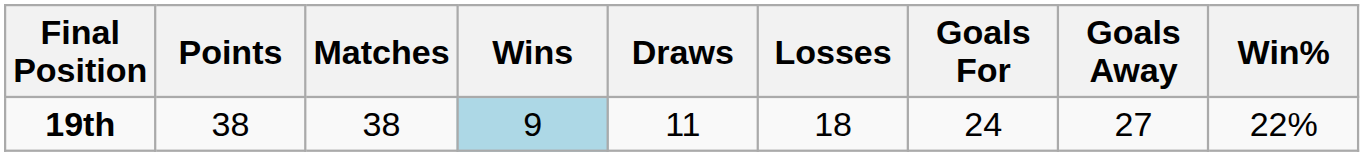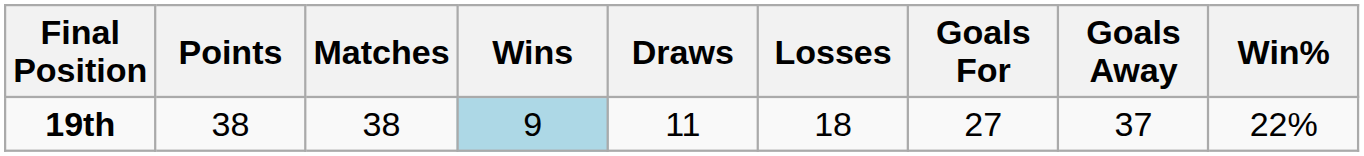(983, 124) 24 -> (983, 124) 27
(1134, 124) 27 -> (1134, 124) 37
